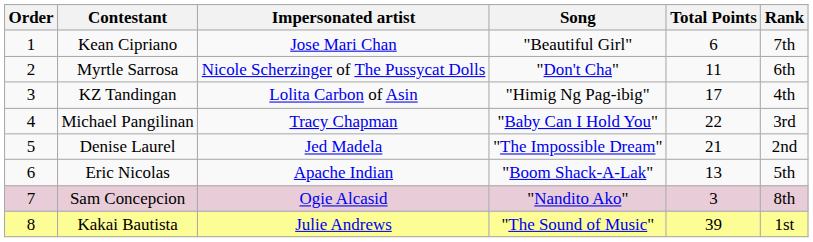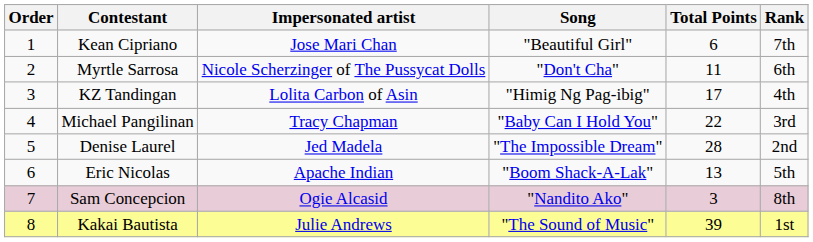(714, 147) 21 -> (714, 147) 28
